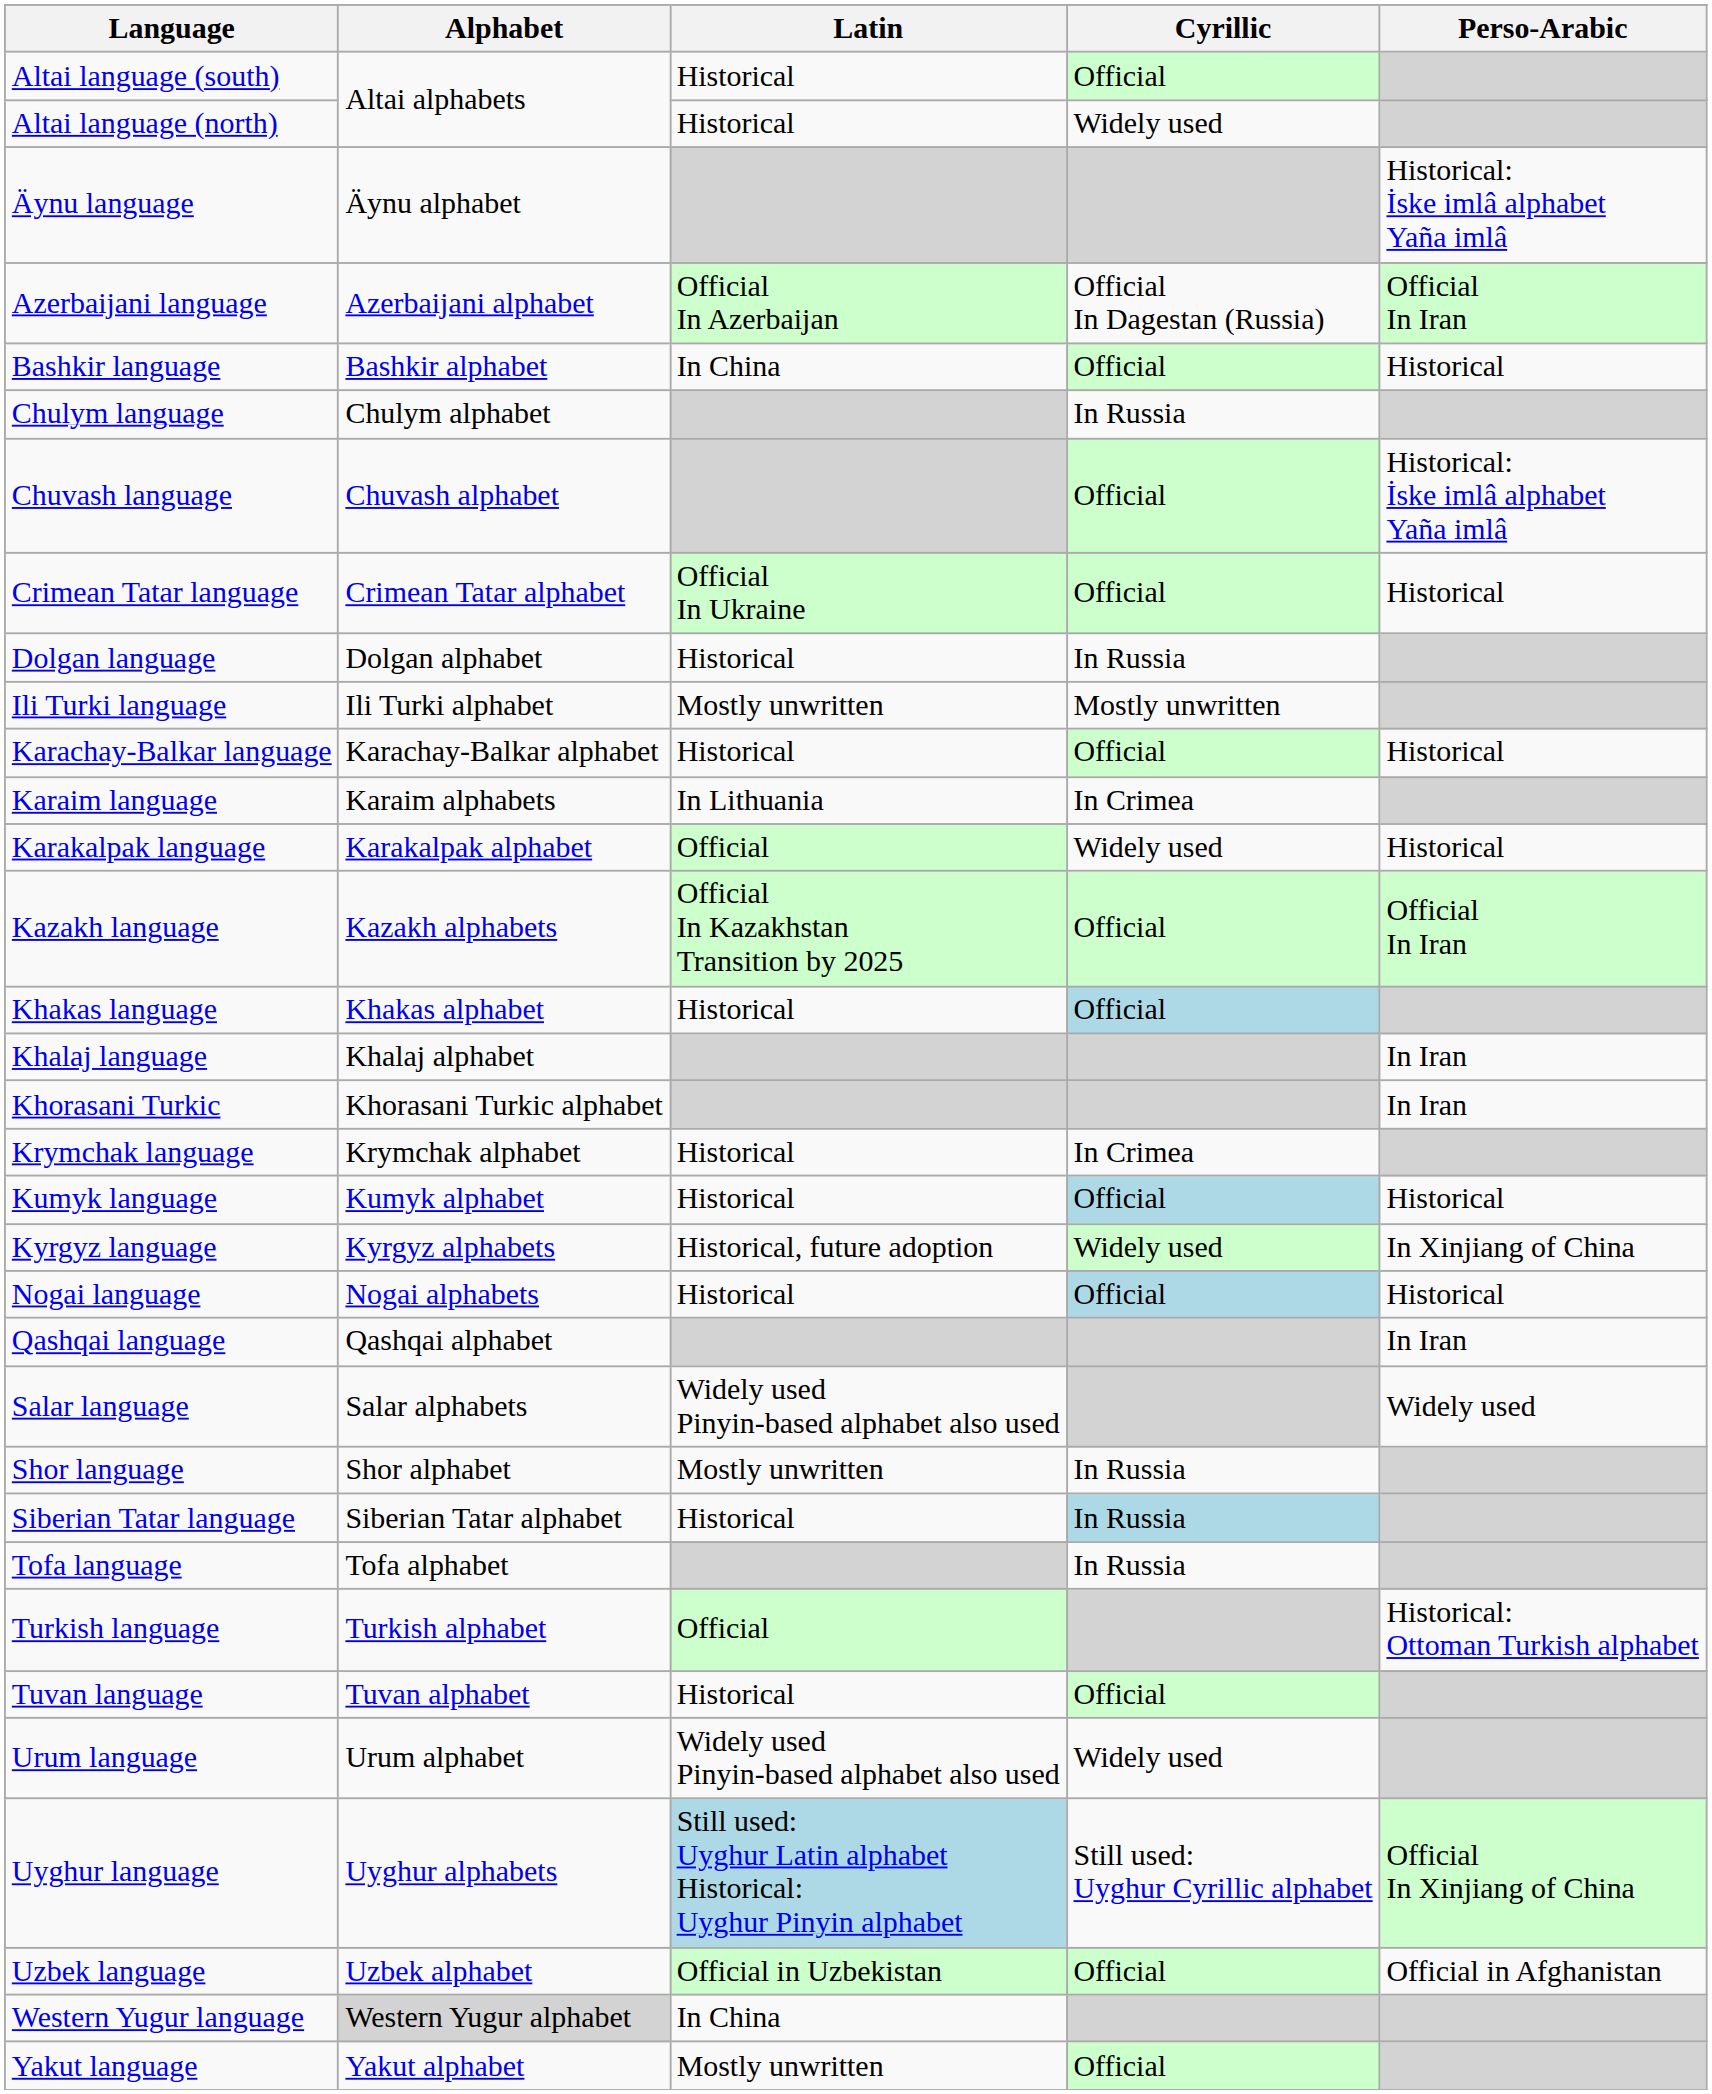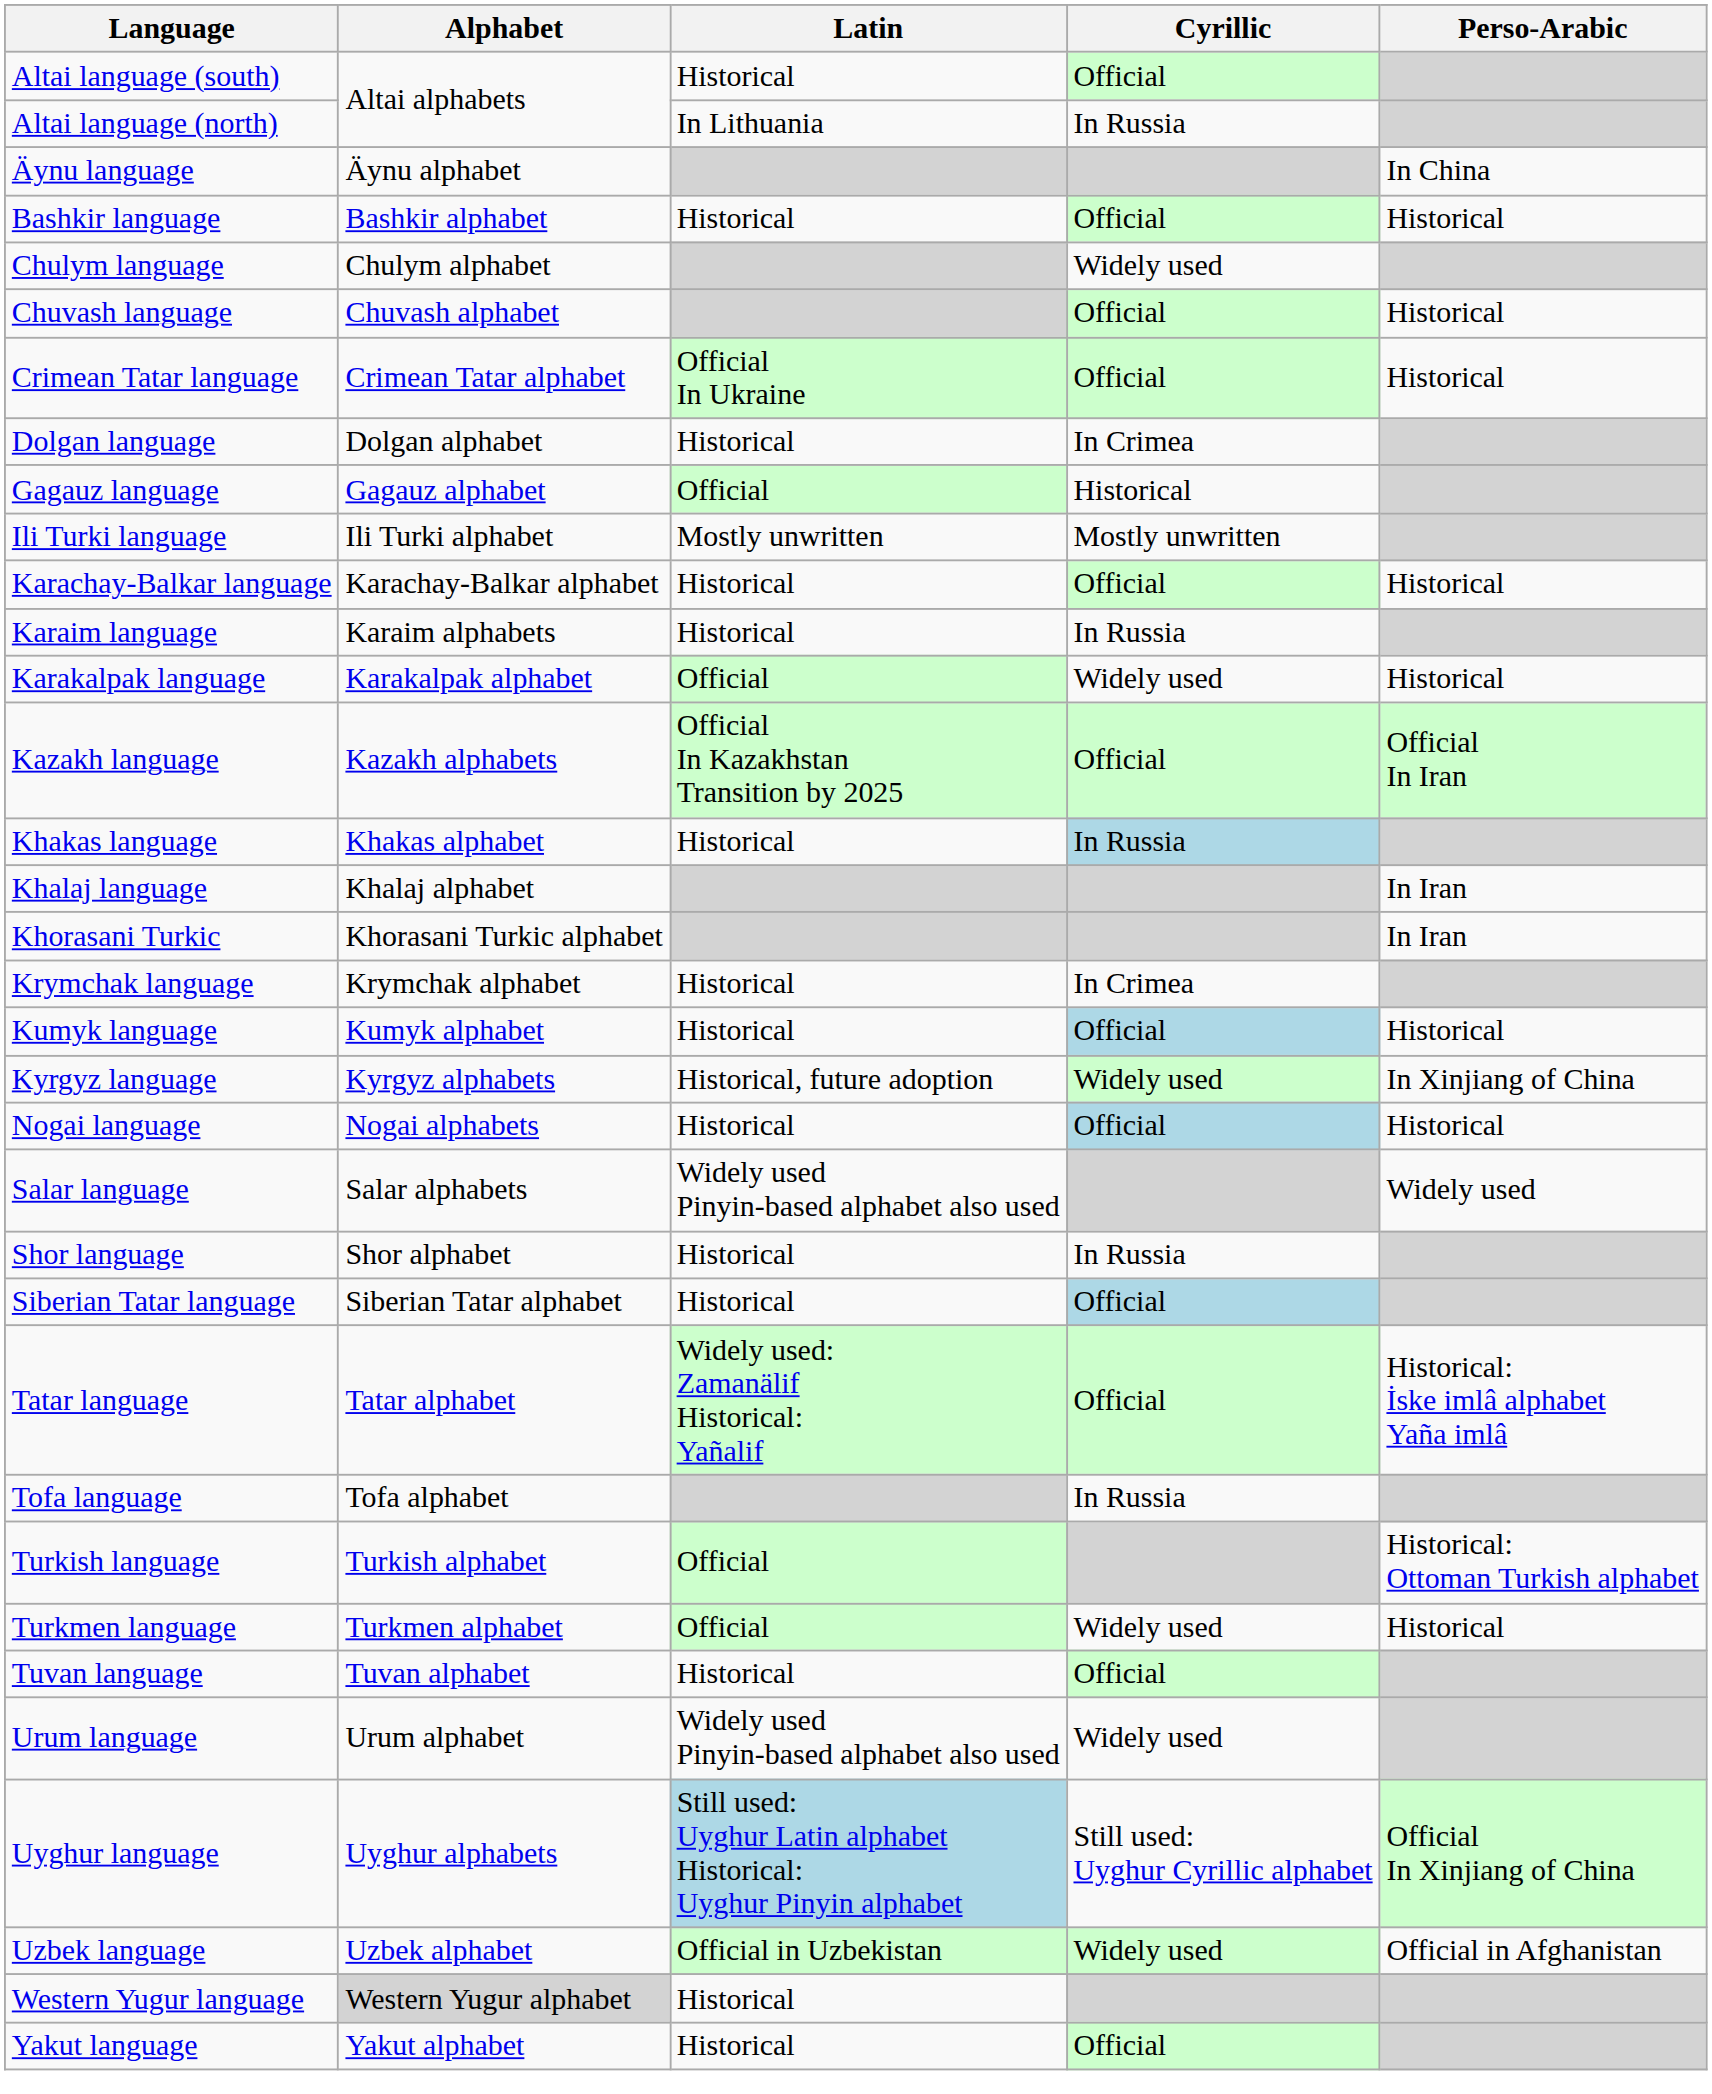(736, 123) Historical -> (750, 123) In Lithuania
(1148, 123) Widely used -> (1130, 123) In Russia
(1496, 204) Historical: İske imlâ alphabet Yaña imlâ -> (1438, 170) In China
- row: (139, 302)
(729, 366) In China -> (736, 218) Historical
(1130, 413) In Russia -> (1148, 265) Widely used
(1496, 495) Historical: İske imlâ alphabet Yaña imlâ -> (1445, 312) Historical
(1130, 657) In Russia -> (1134, 441) In Crimea
+ row: (115, 488)
(750, 799) In Lithuania -> (736, 631) Historical
(1134, 799) In Crimea -> (1130, 631) In Russia
(1120, 1009) Official -> (1130, 840) In Russia
- row: (119, 1341)
(780, 1469) Mostly unwritten -> (736, 1254) Historical
(1130, 1517) In Russia -> (1120, 1301) Official
+ row: (100, 1399)
+ row: (124, 1626)
(1120, 1970) Official -> (1148, 1950) Widely used
(729, 2017) In China -> (736, 1998) Historical
(780, 2065) Mostly unwritten -> (736, 2045) Historical
